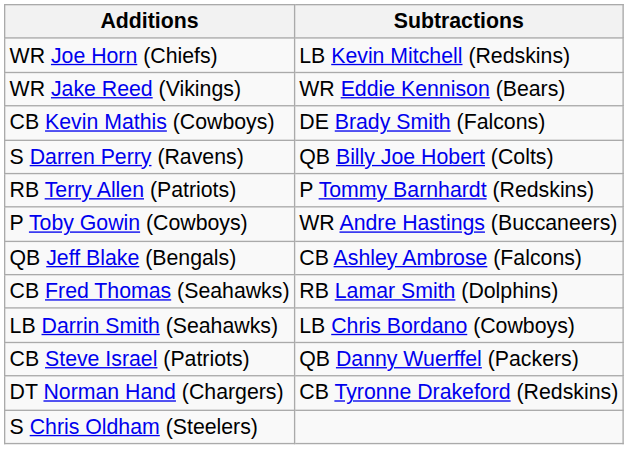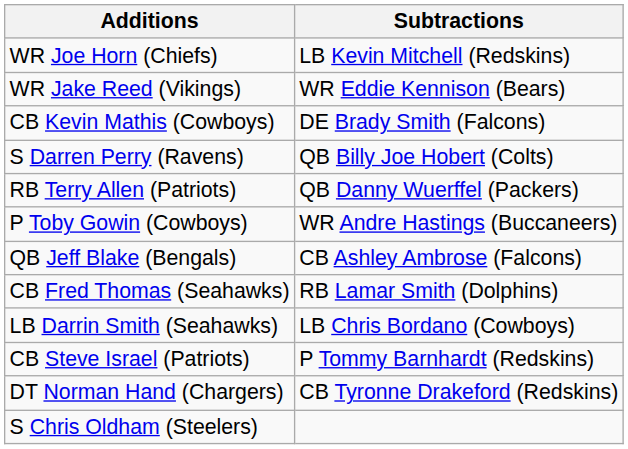(447, 190) P Tommy Barnhardt (Redskins) -> (439, 190) QB Danny Wuerffel (Packers)
(439, 358) QB Danny Wuerffel (Packers) -> (447, 358) P Tommy Barnhardt (Redskins)
